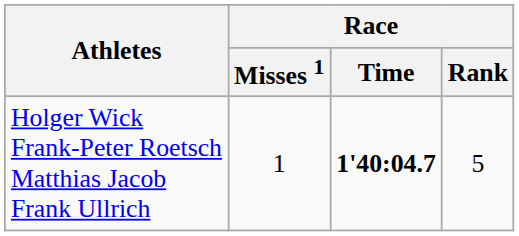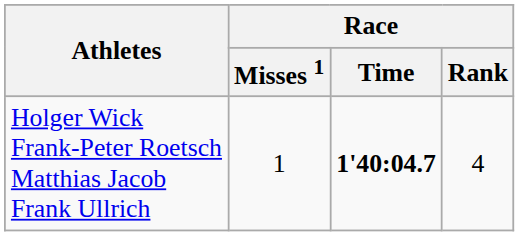(478, 163) 5 -> (478, 163) 4
